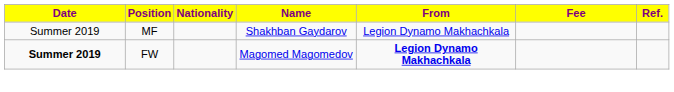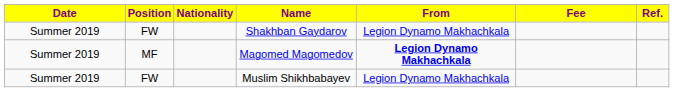(150, 31) MF -> (150, 31) FW
(65, 55) bold -> (65, 55) normal
(150, 55) FW -> (150, 55) MF
+ row: (296, 78)
